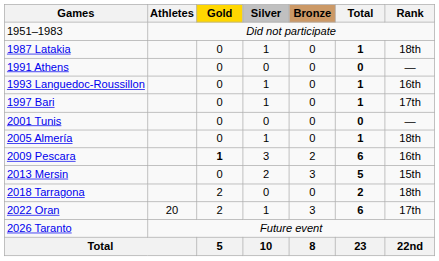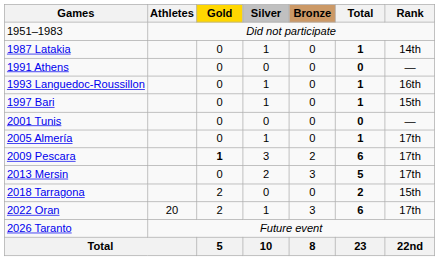(410, 48) 18th -> (410, 48) 14th
(410, 102) 17th -> (410, 102) 15th
(410, 138) 18th -> (410, 138) 17th
(410, 156) 16th -> (410, 156) 17th
(410, 174) 15th -> (410, 174) 17th
(410, 192) 18th -> (410, 192) 15th
